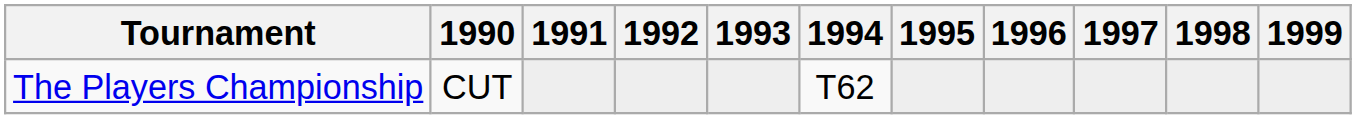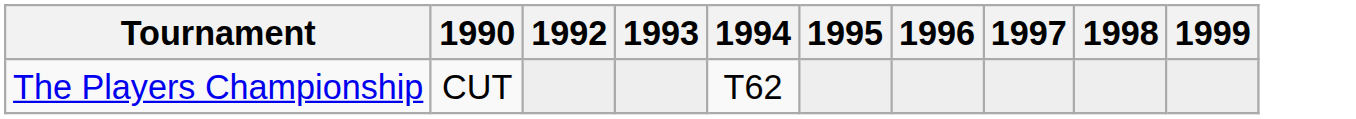- column: (569, 32)
